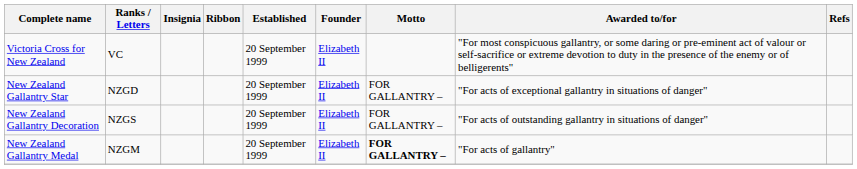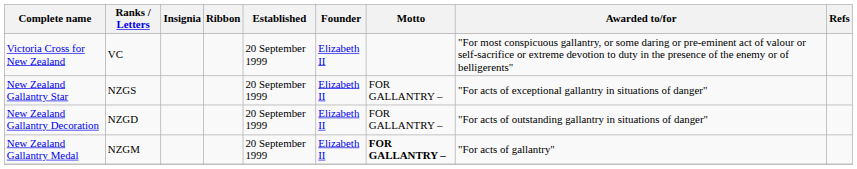(123, 90) NZGD -> (122, 90) NZGS
(122, 119) NZGS -> (123, 119) NZGD
